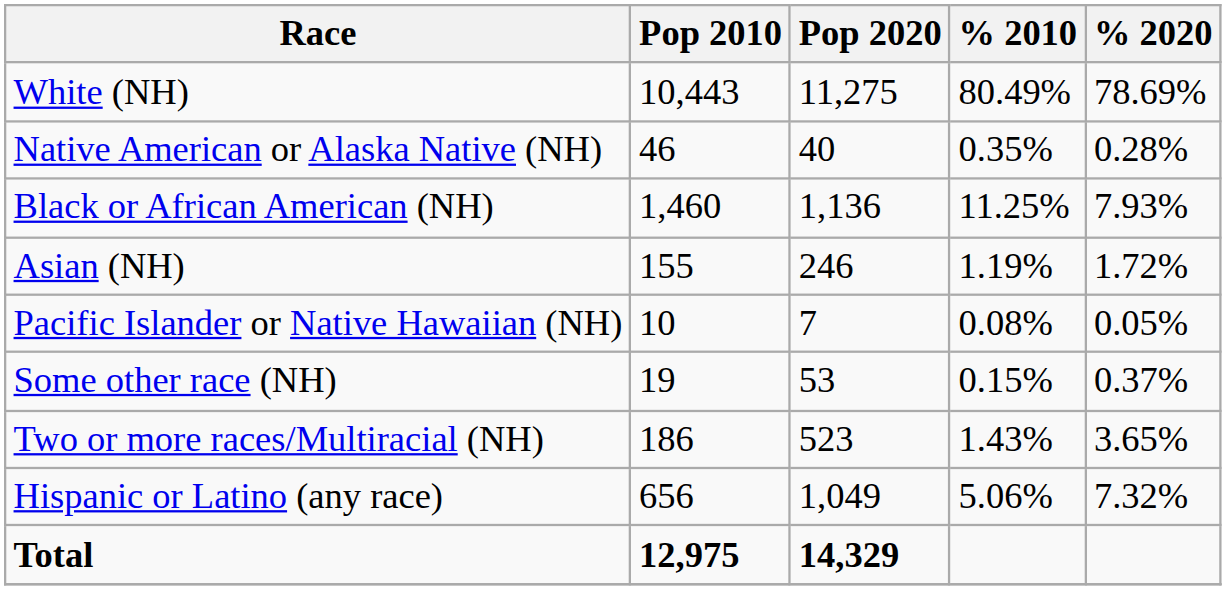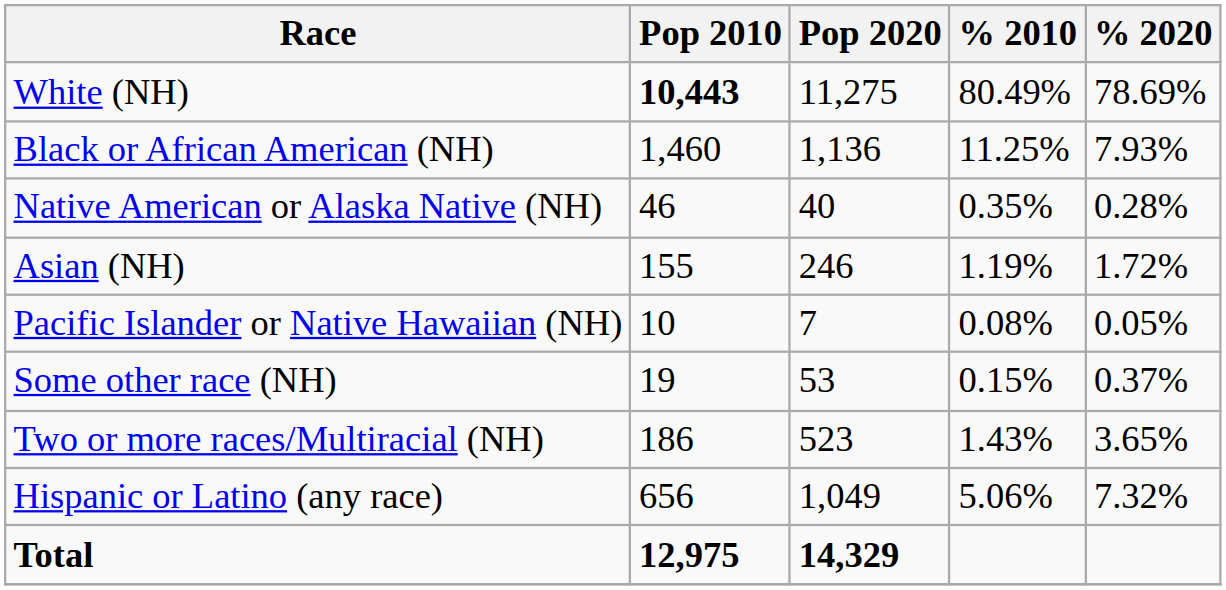(689, 91) normal -> (689, 91) bold
rows swapped: (254, 206) <-> (308, 149)
